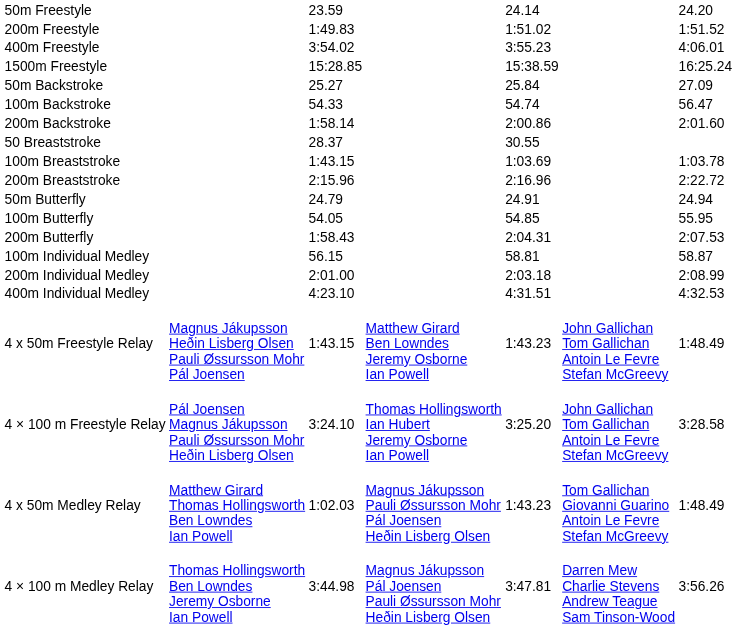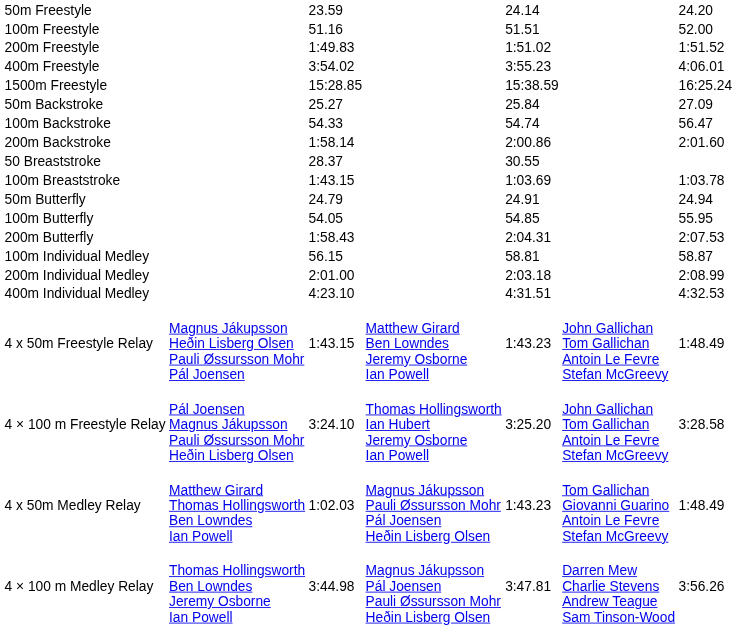+ row: (52, 29)
- row: (62, 180)
